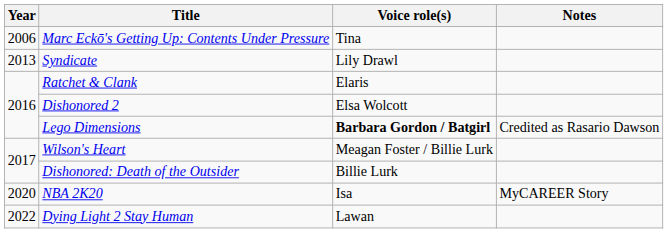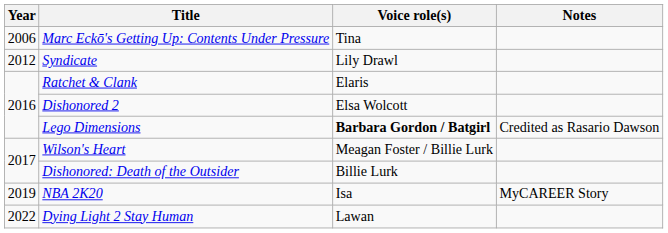(22, 60) 2013 -> (22, 60) 2012
(22, 194) 2020 -> (22, 194) 2019
